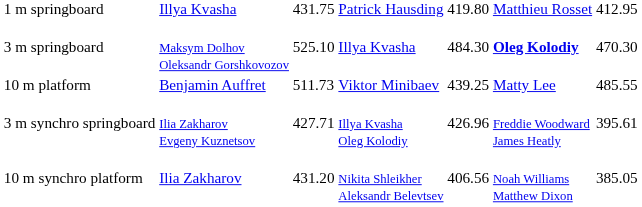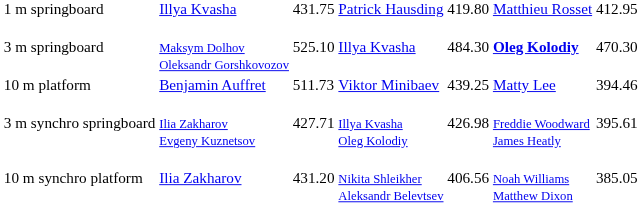(617, 85) 485.55 -> (617, 85) 394.46
(468, 123) 426.96 -> (468, 123) 426.98
